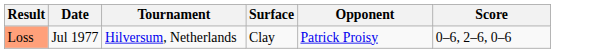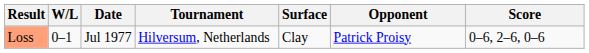+ column: (65, 15)
